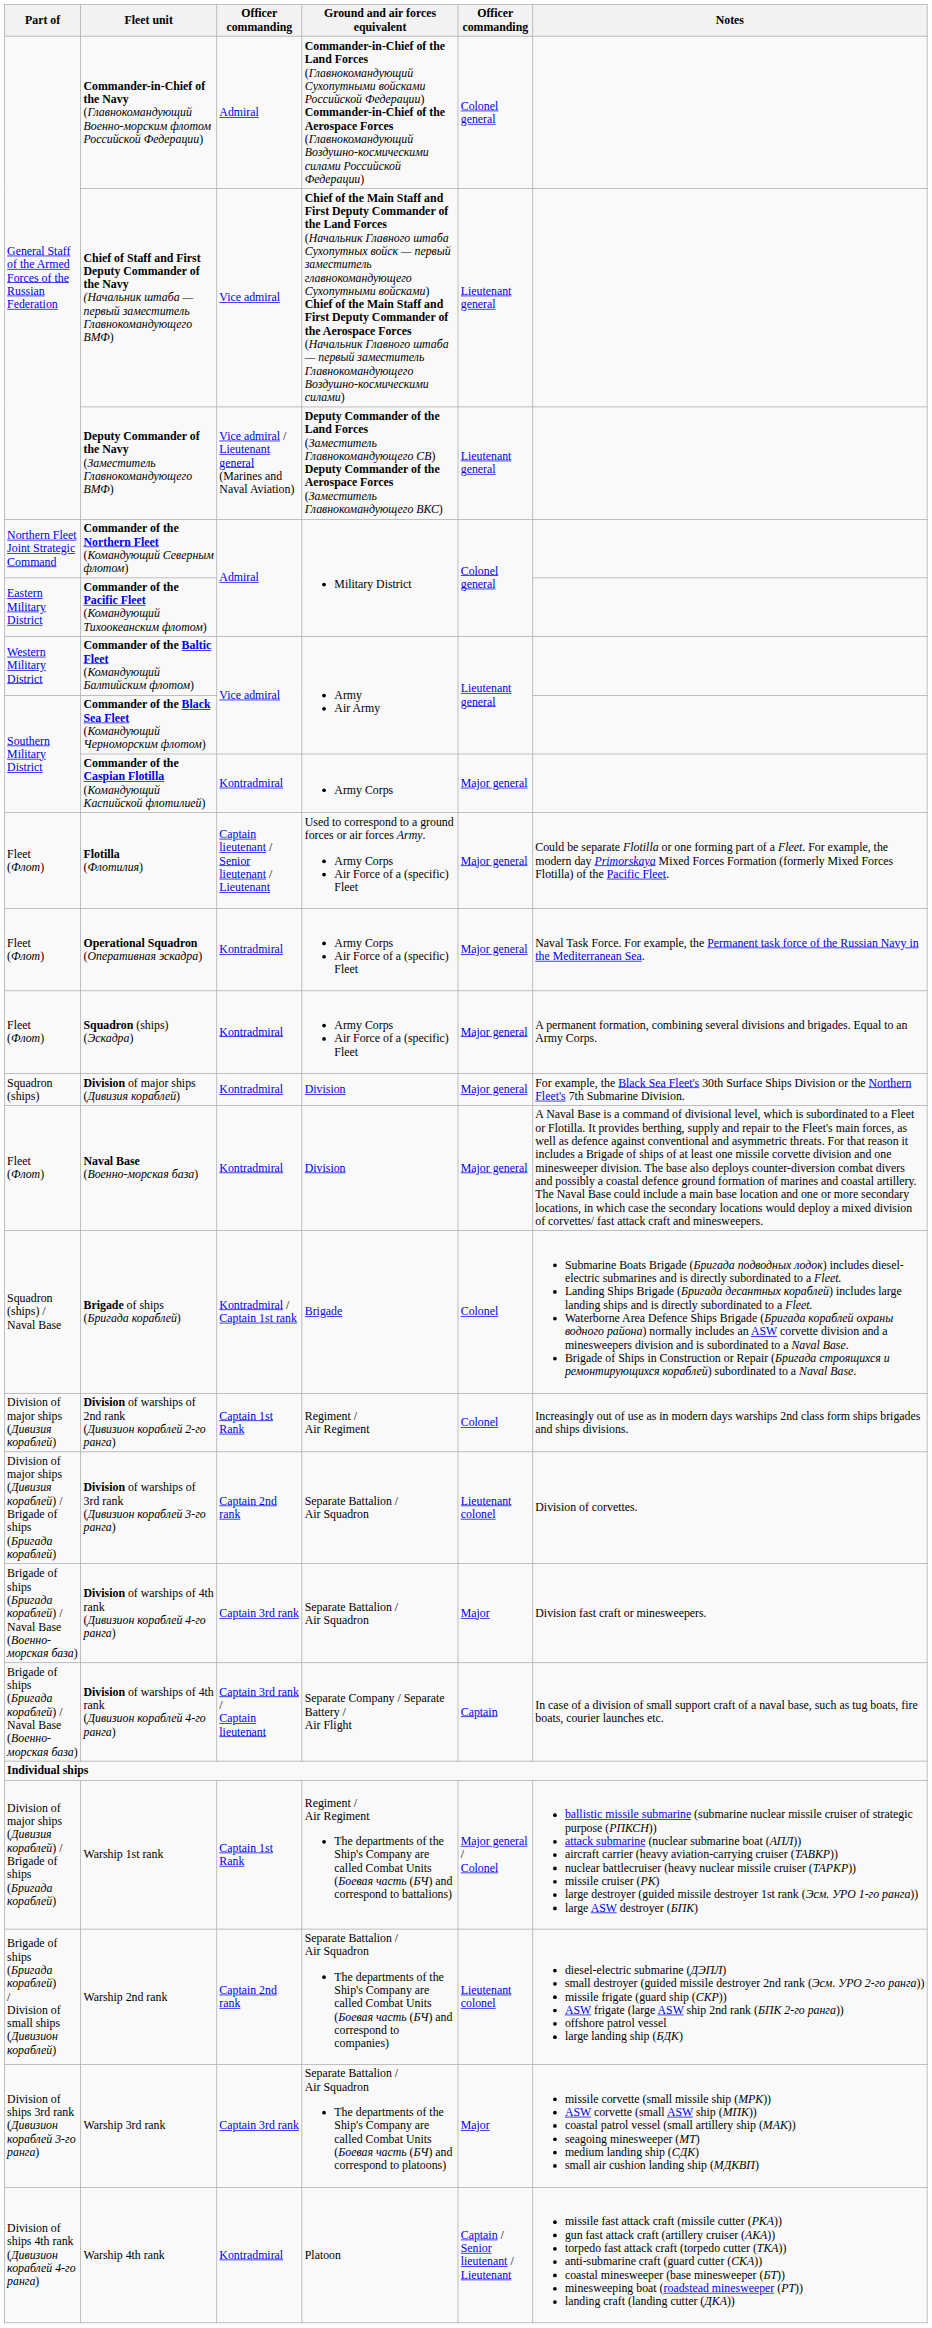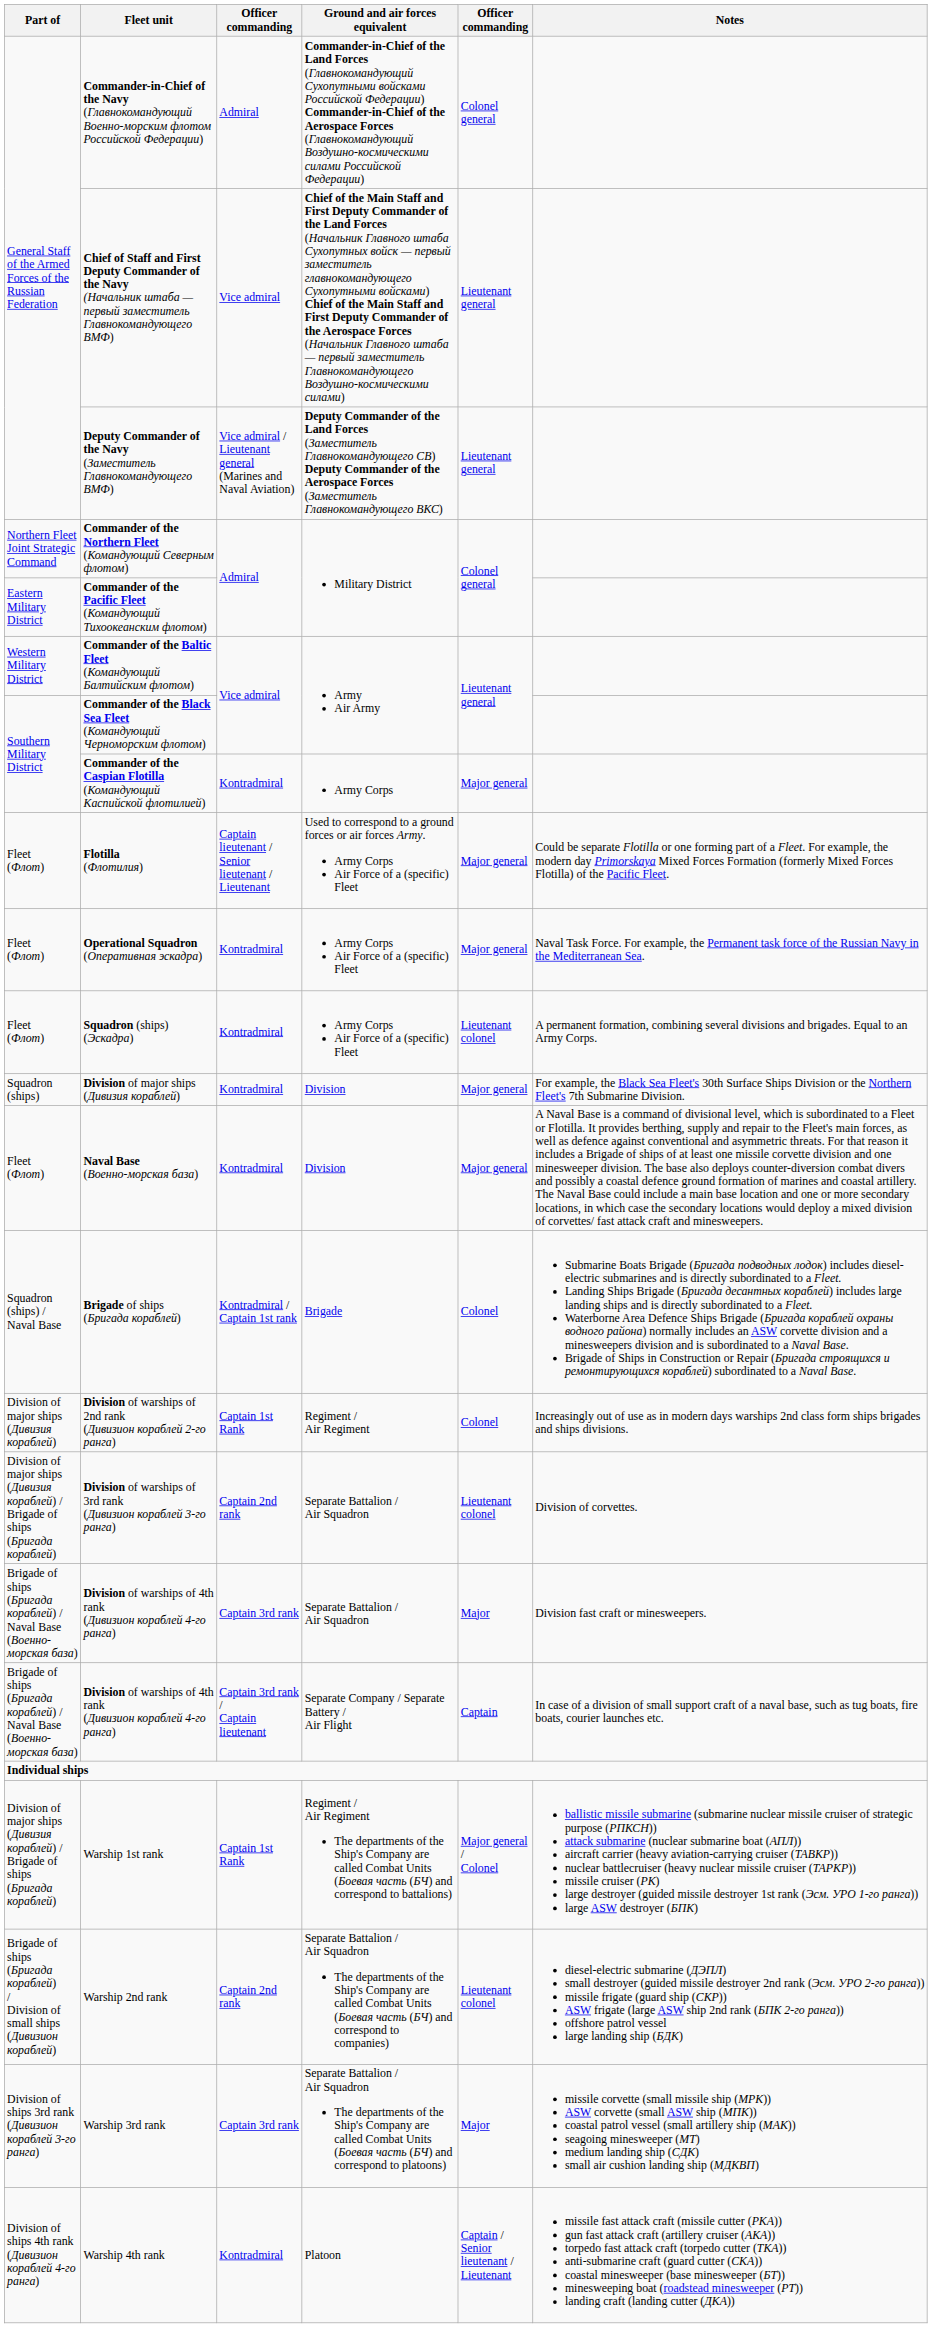(494, 1032) Major general -> (486, 1032) Lieutenant colonel
